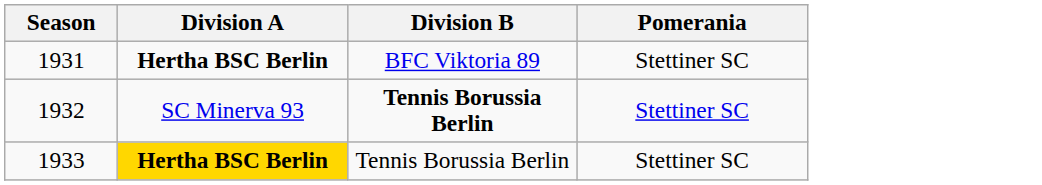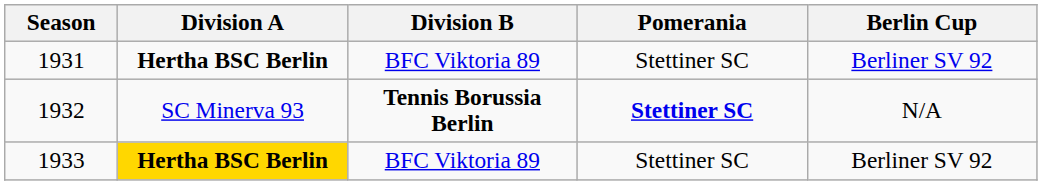+ column: (922, 23)
(692, 110) normal -> (692, 110) bold
(462, 160) Tennis Borussia Berlin -> (462, 160) BFC Viktoria 89
